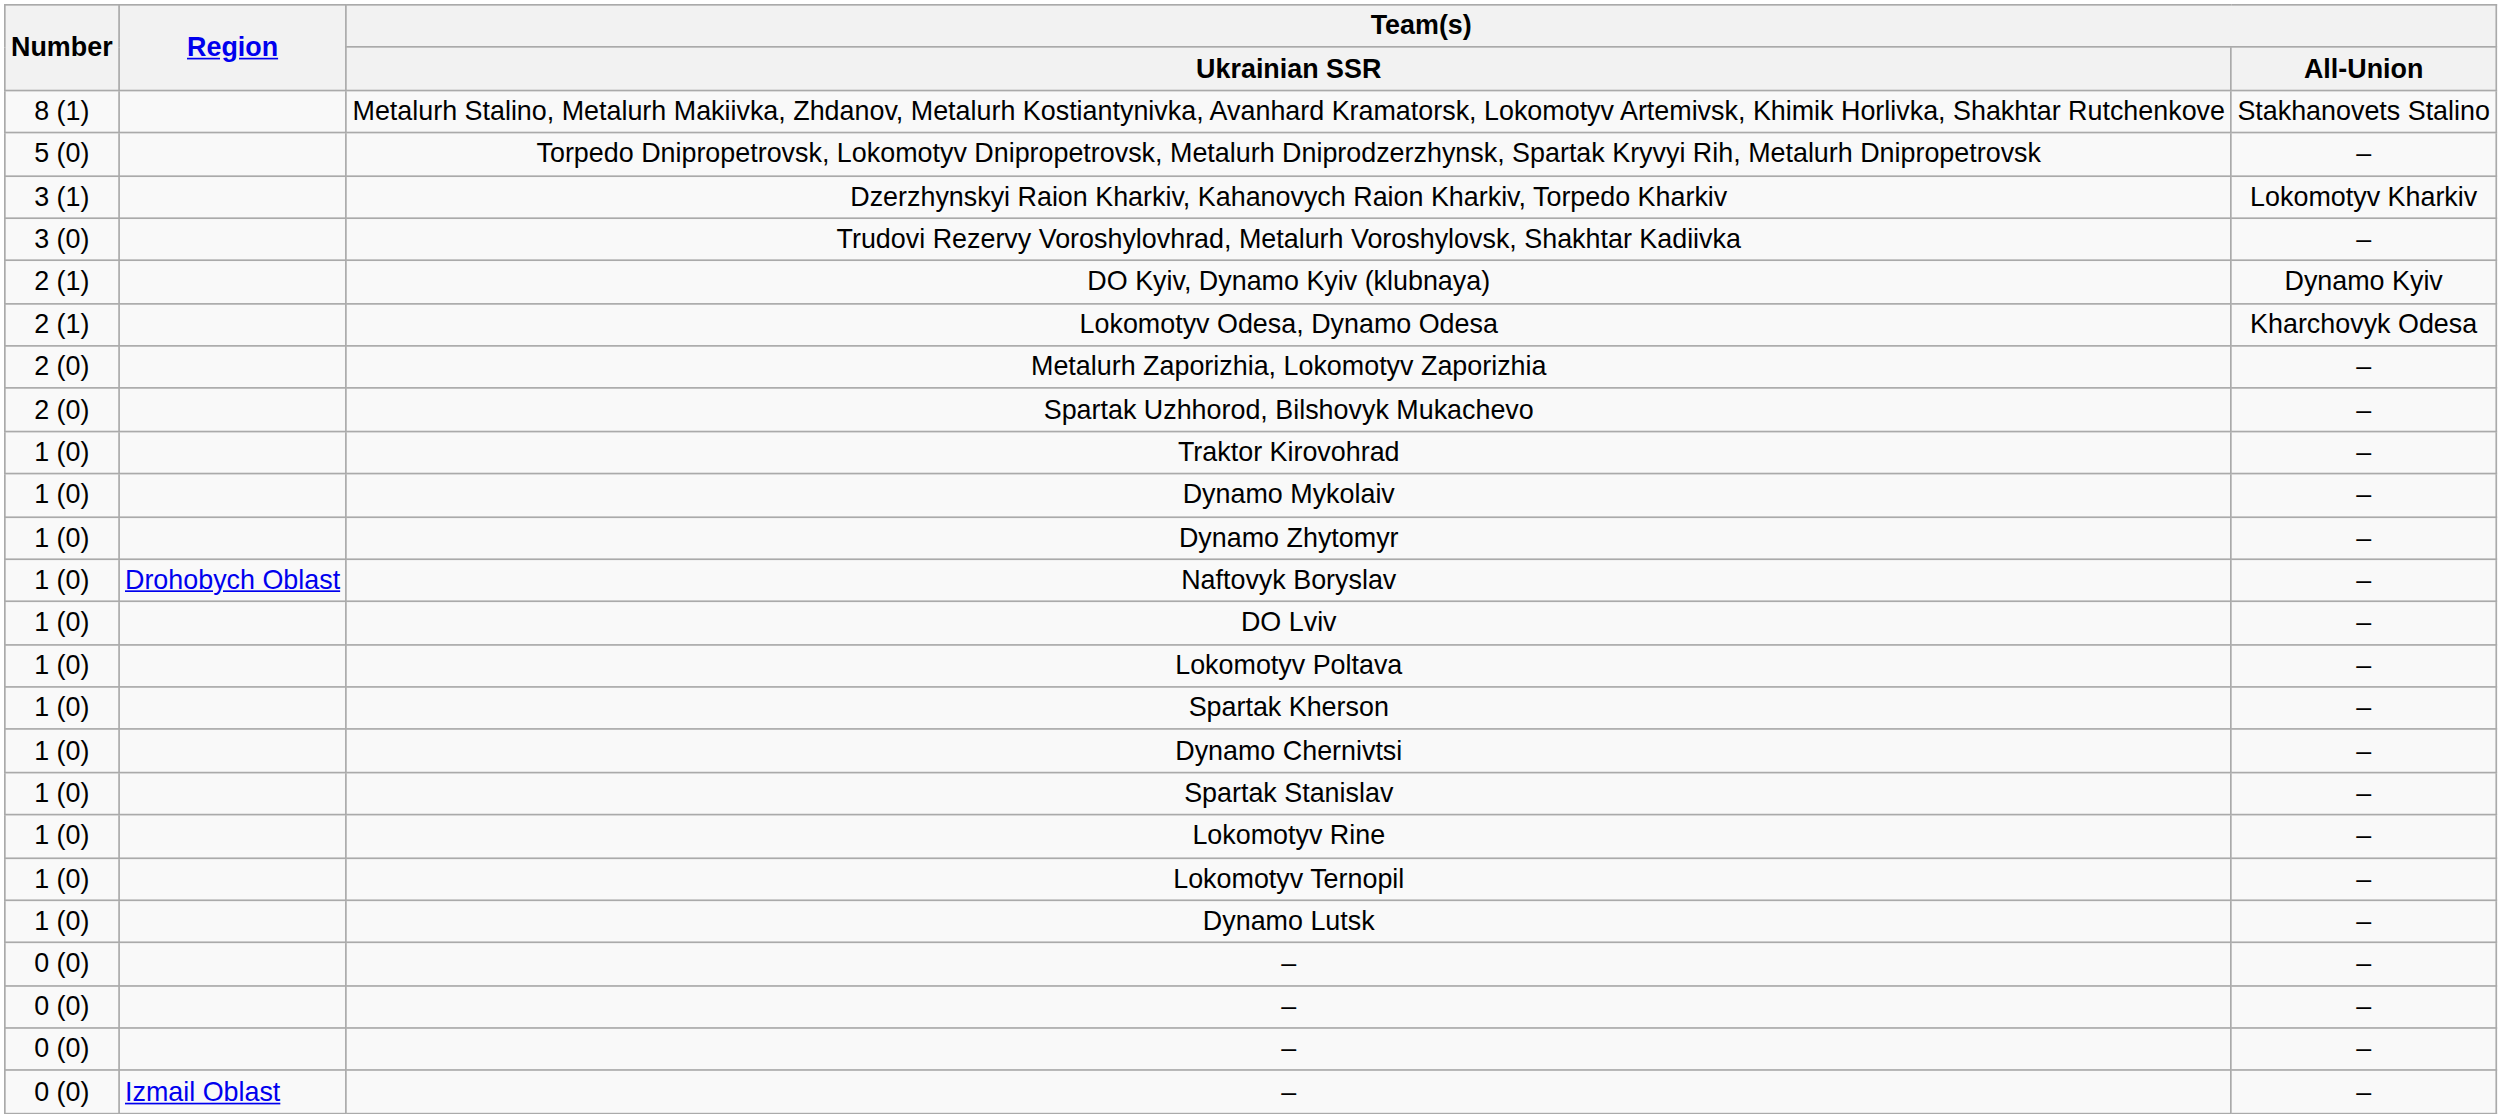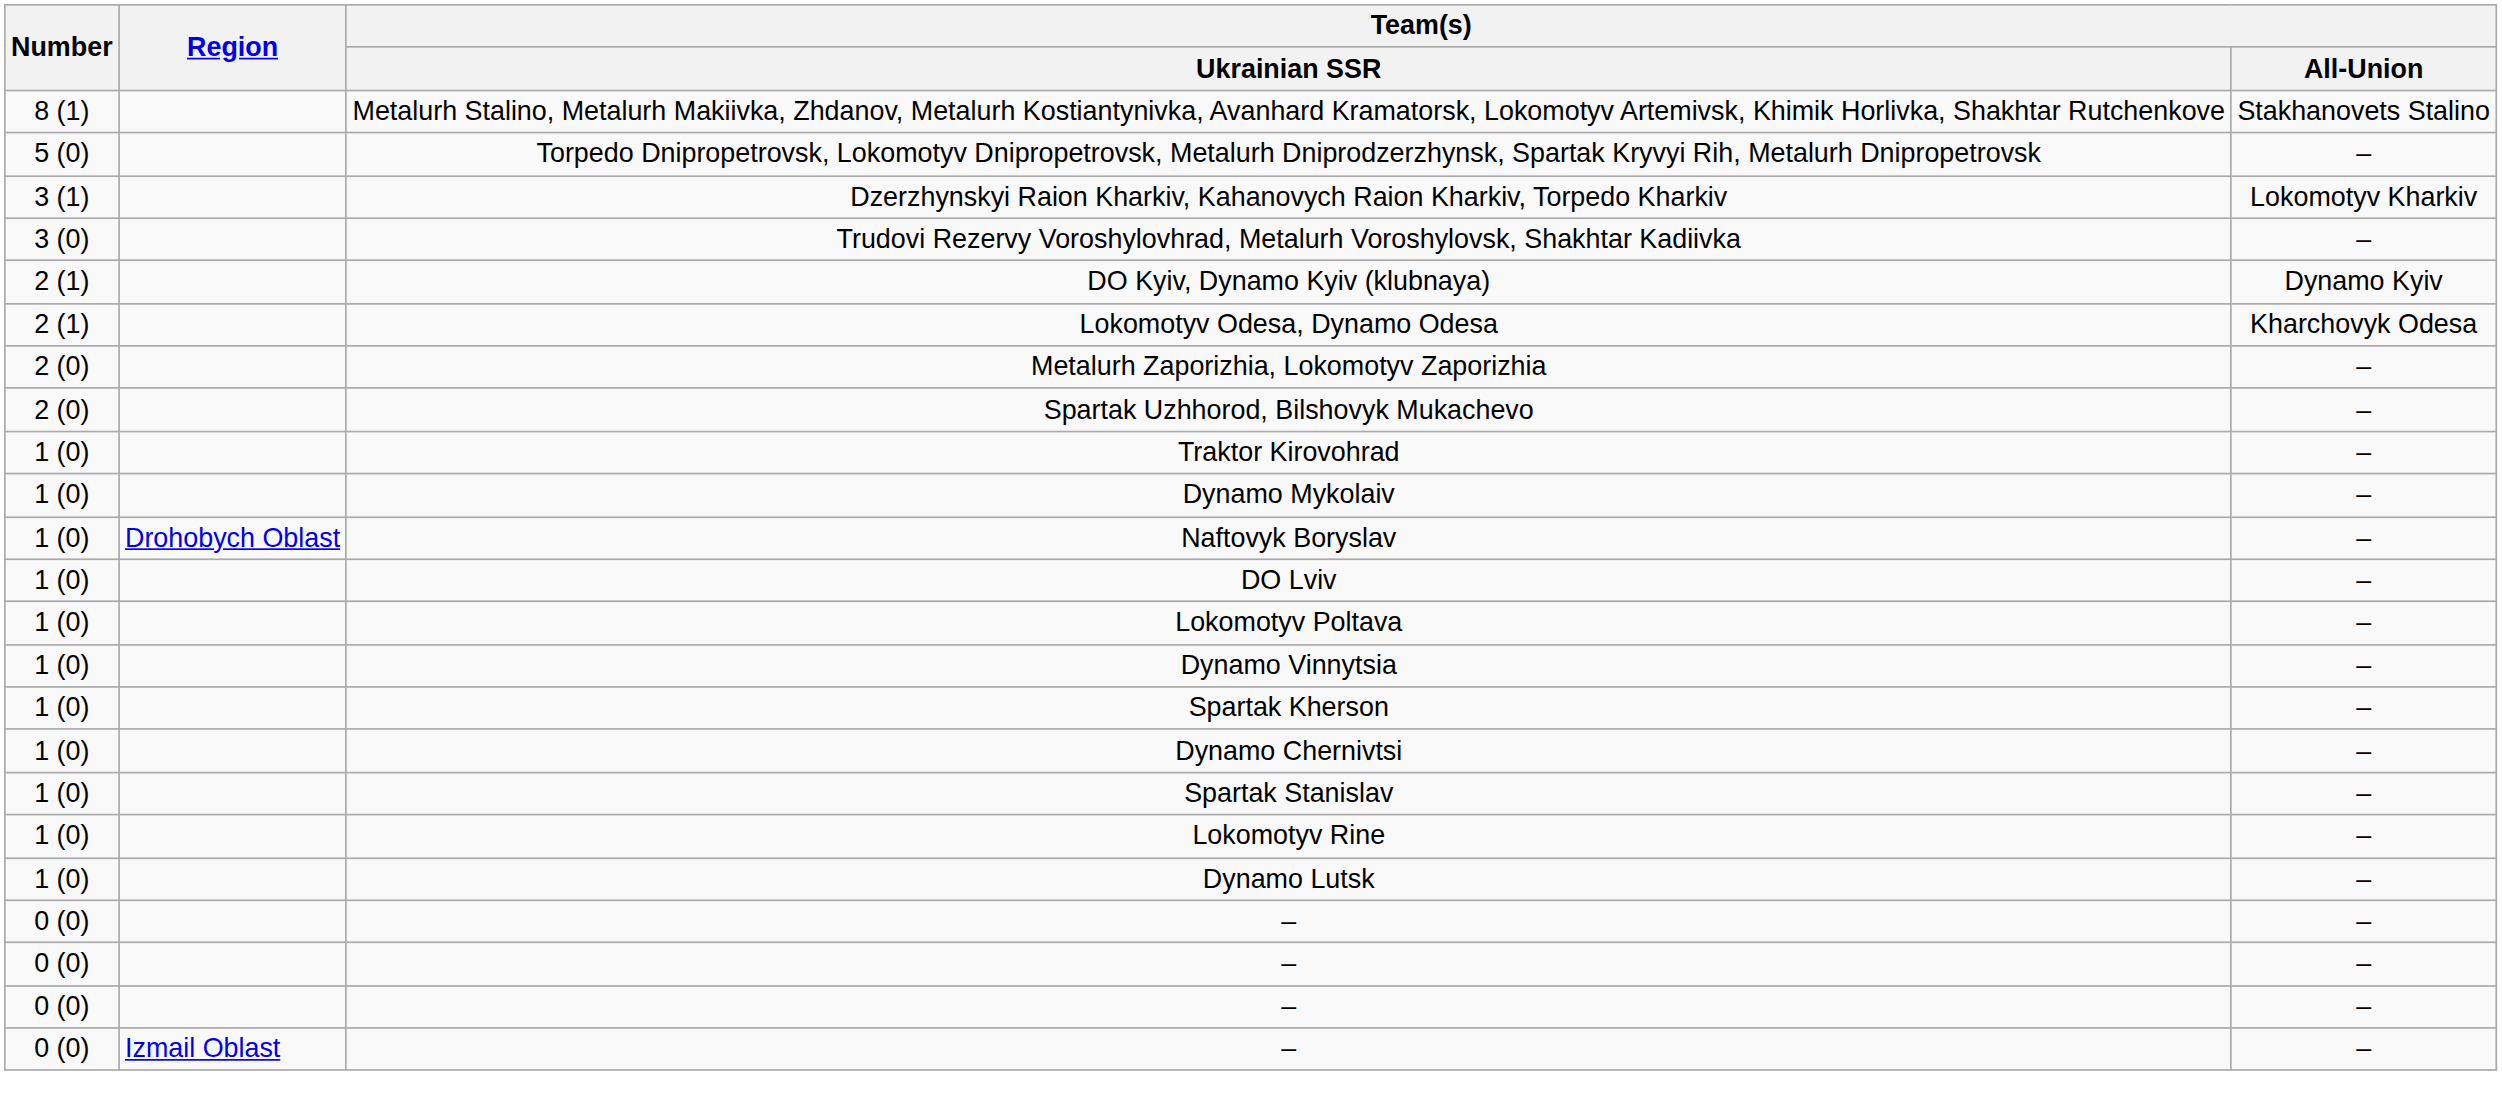- row: (233, 538)
+ row: (233, 666)
- row: (233, 879)
